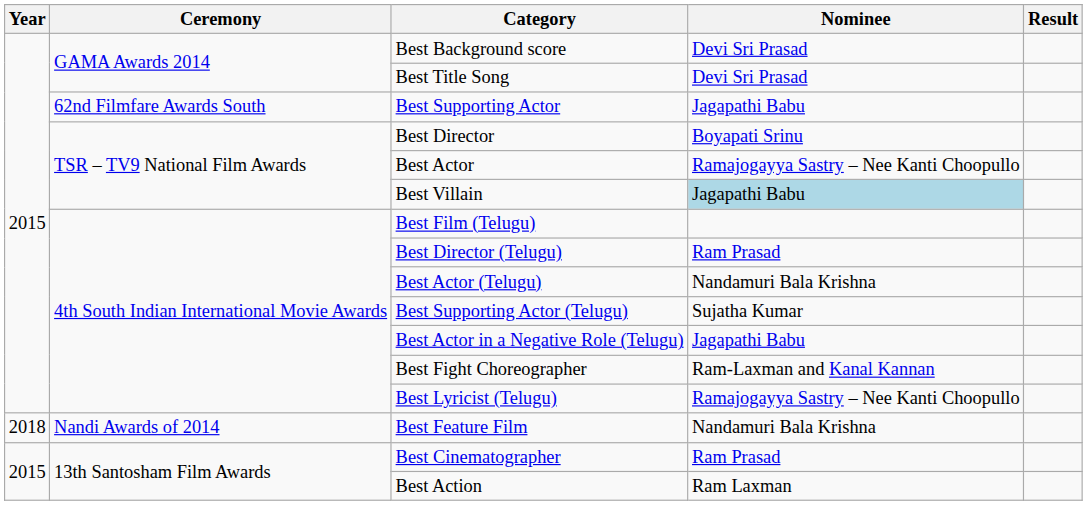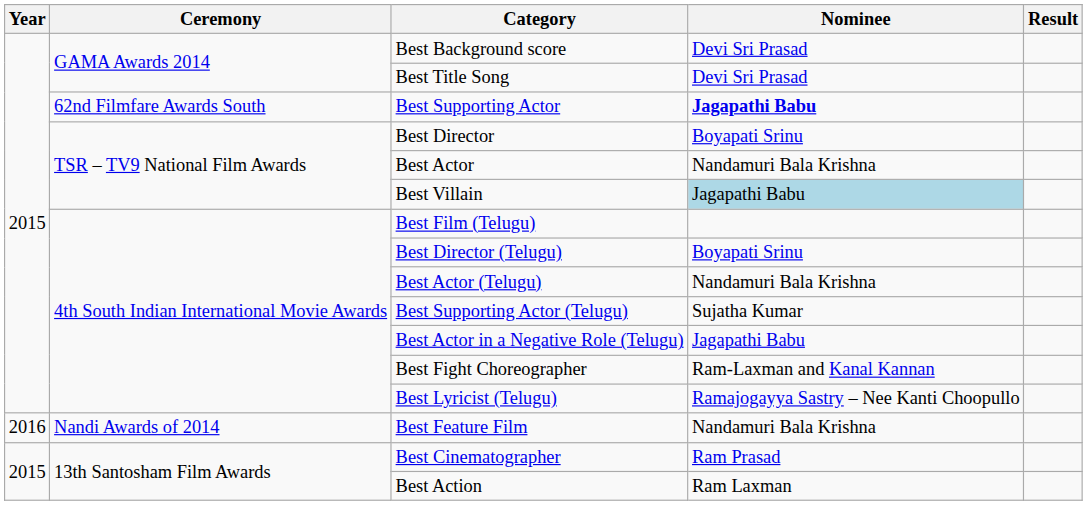(748, 106) normal -> (754, 106) bold
(856, 164) Ramajogayya Sastry – Nee Kanti Choopullo -> (784, 164) Nandamuri Bala Krishna
(736, 252) Ram Prasad -> (747, 252) Boyapati Srinu
(27, 427) 2018 -> (27, 427) 2016
